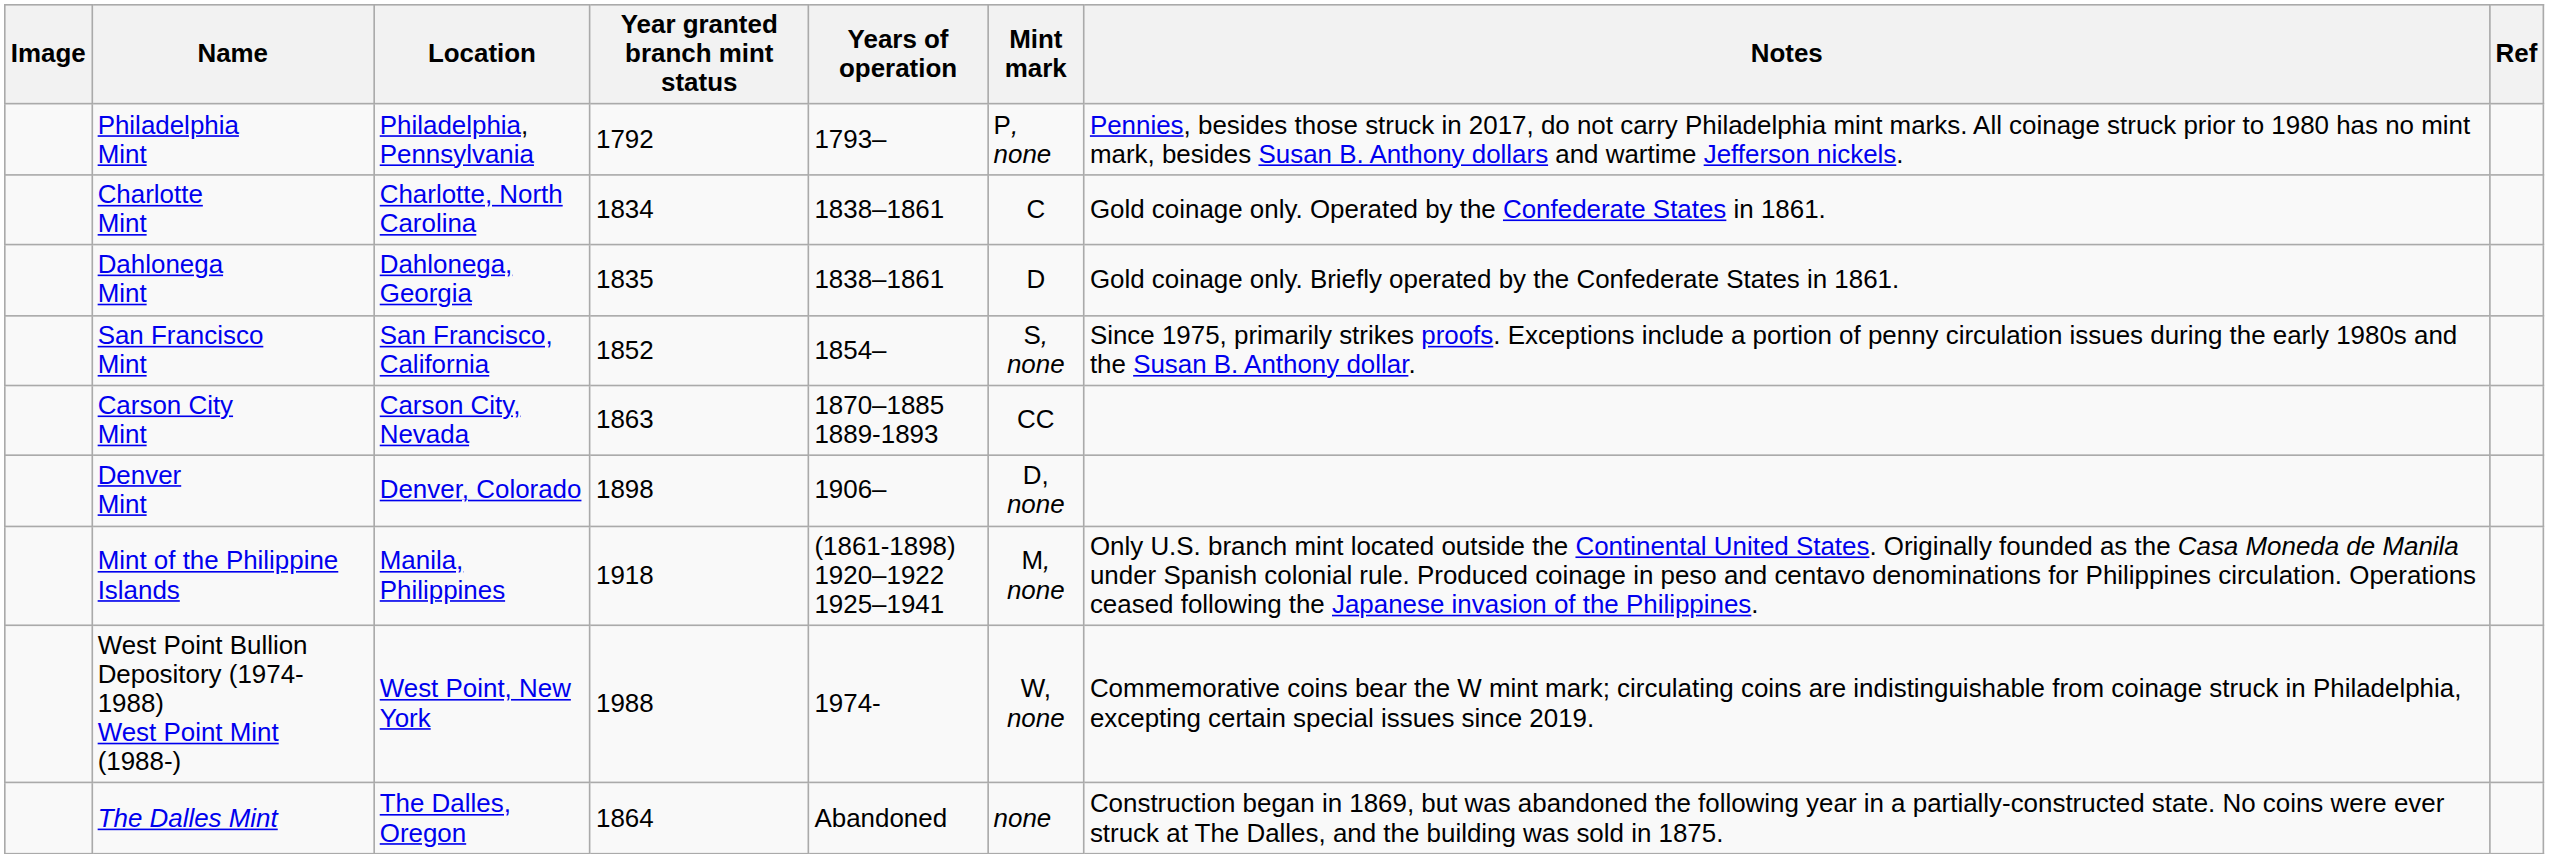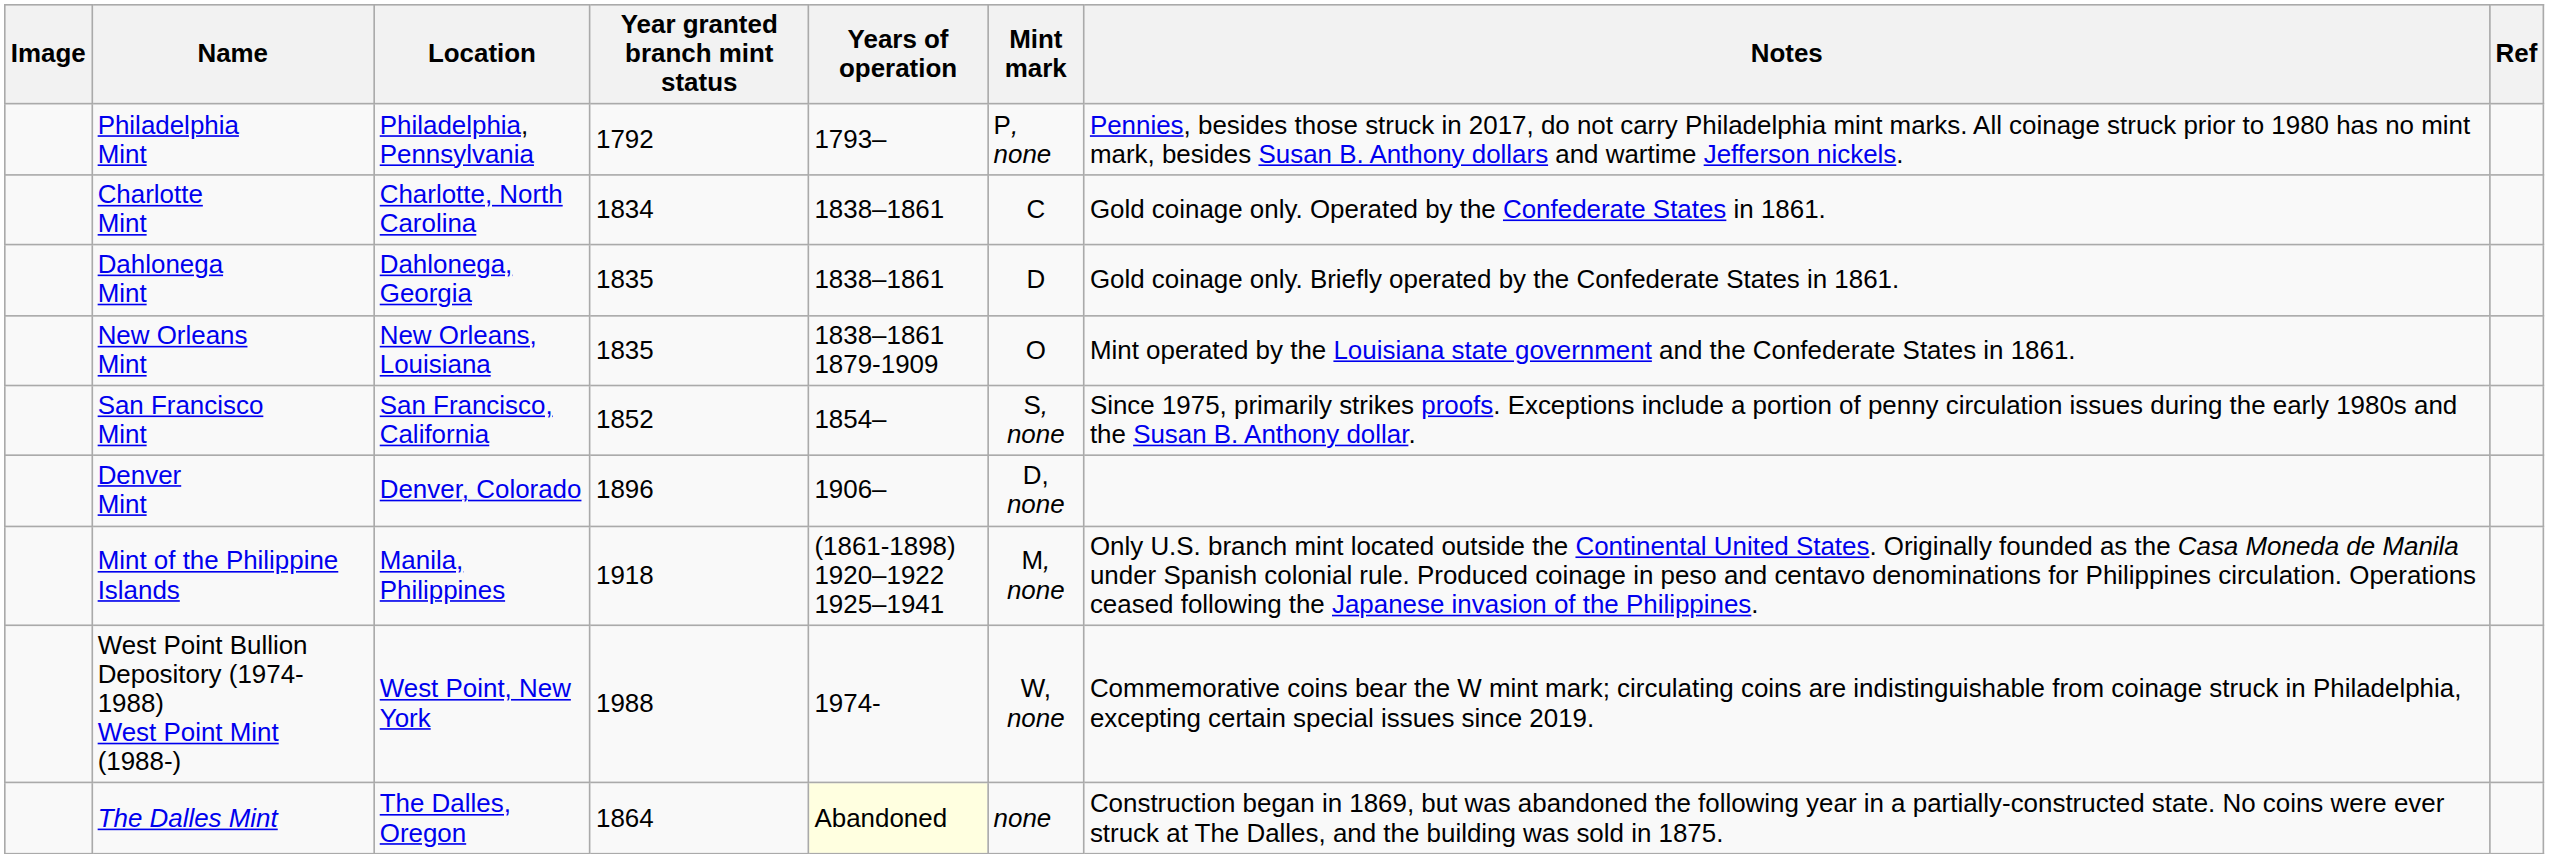+ row: (173, 349)
- row: (165, 420)
(625, 490) 1898 -> (625, 490) 1896
(881, 817) no background -> (881, 817) lightyellow background
